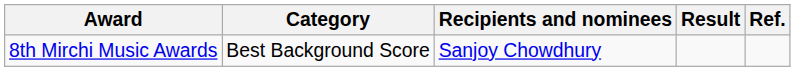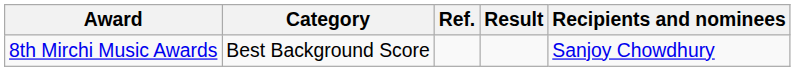columns swapped: (555, 19) <-> (767, 19)
